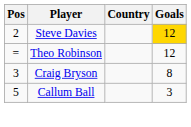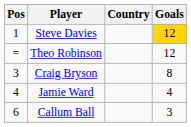(16, 33) 2 -> (16, 33) 1
+ row: (66, 92)
(16, 92) 5 -> (16, 112) 6
